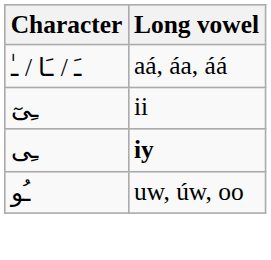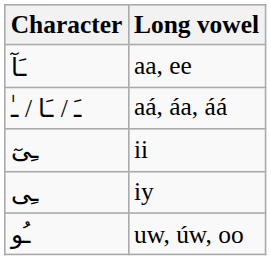+ row: (19, 66)
(144, 149) bold -> (144, 191) normal
